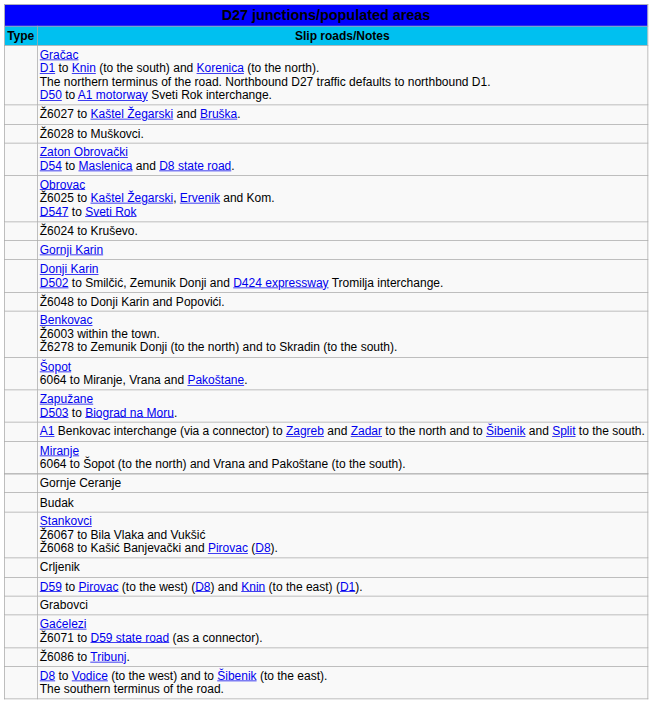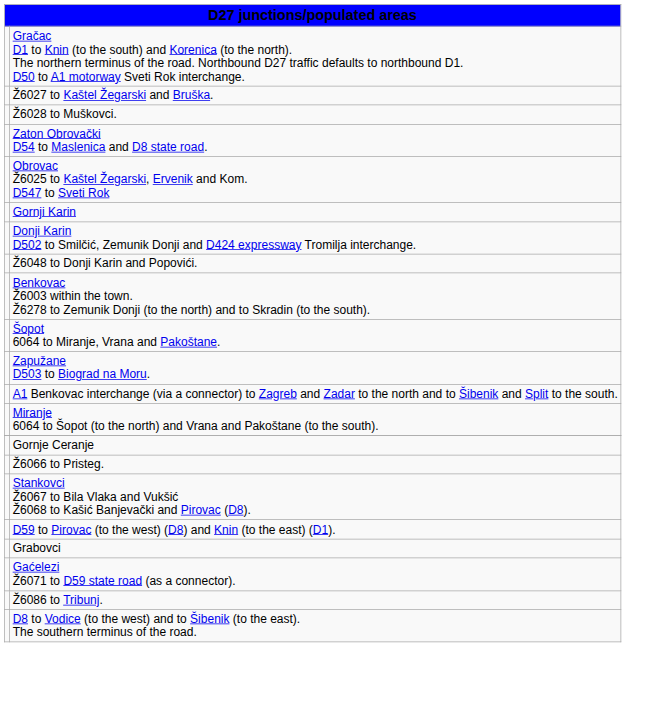- row: (342, 36)
- row: (89, 231)
- row: (57, 502)
+ row: (58, 464)
- row: (60, 567)
